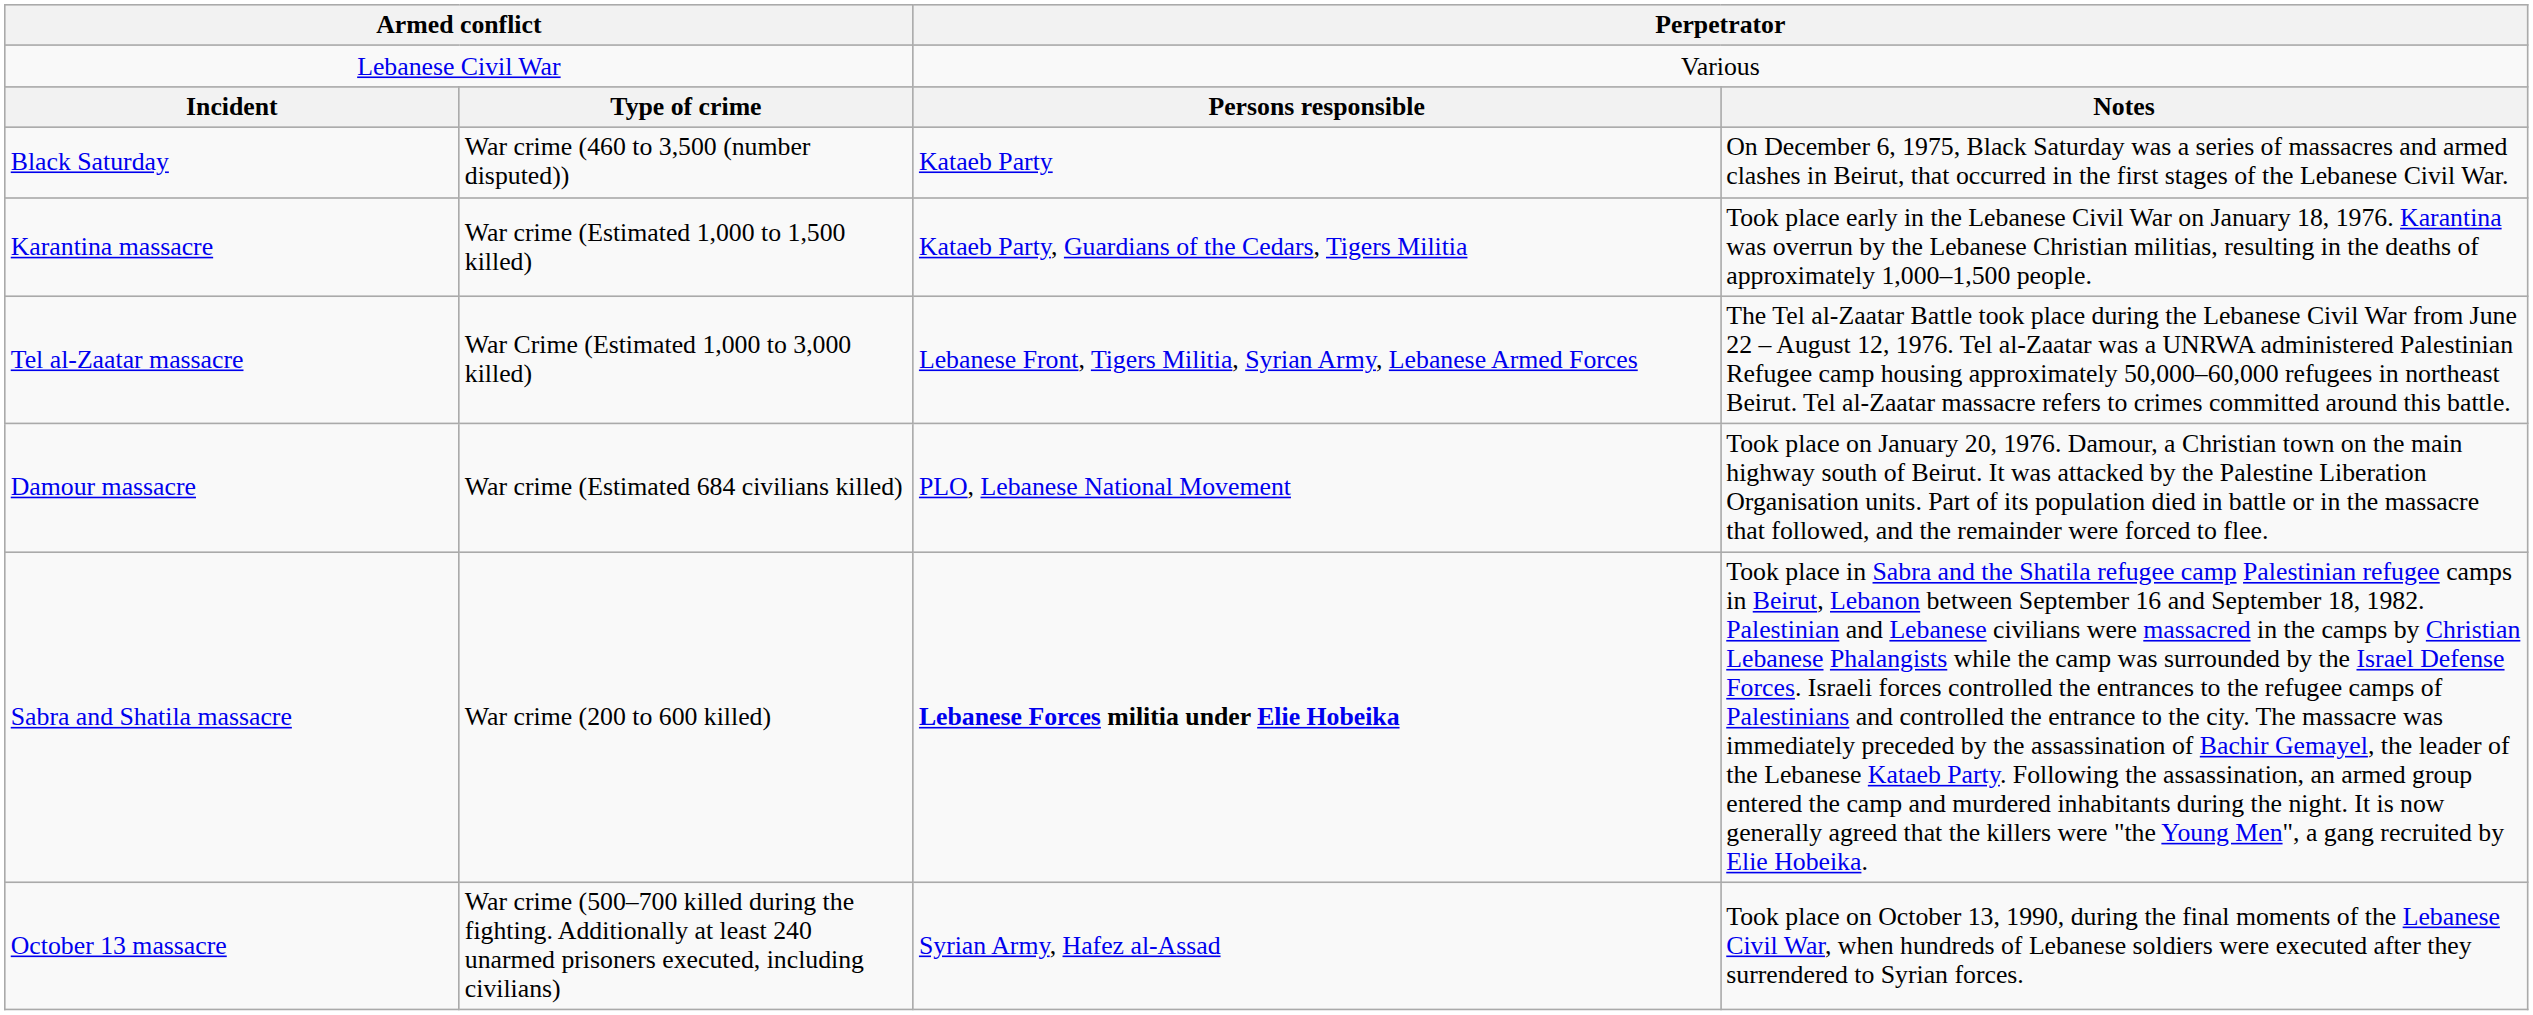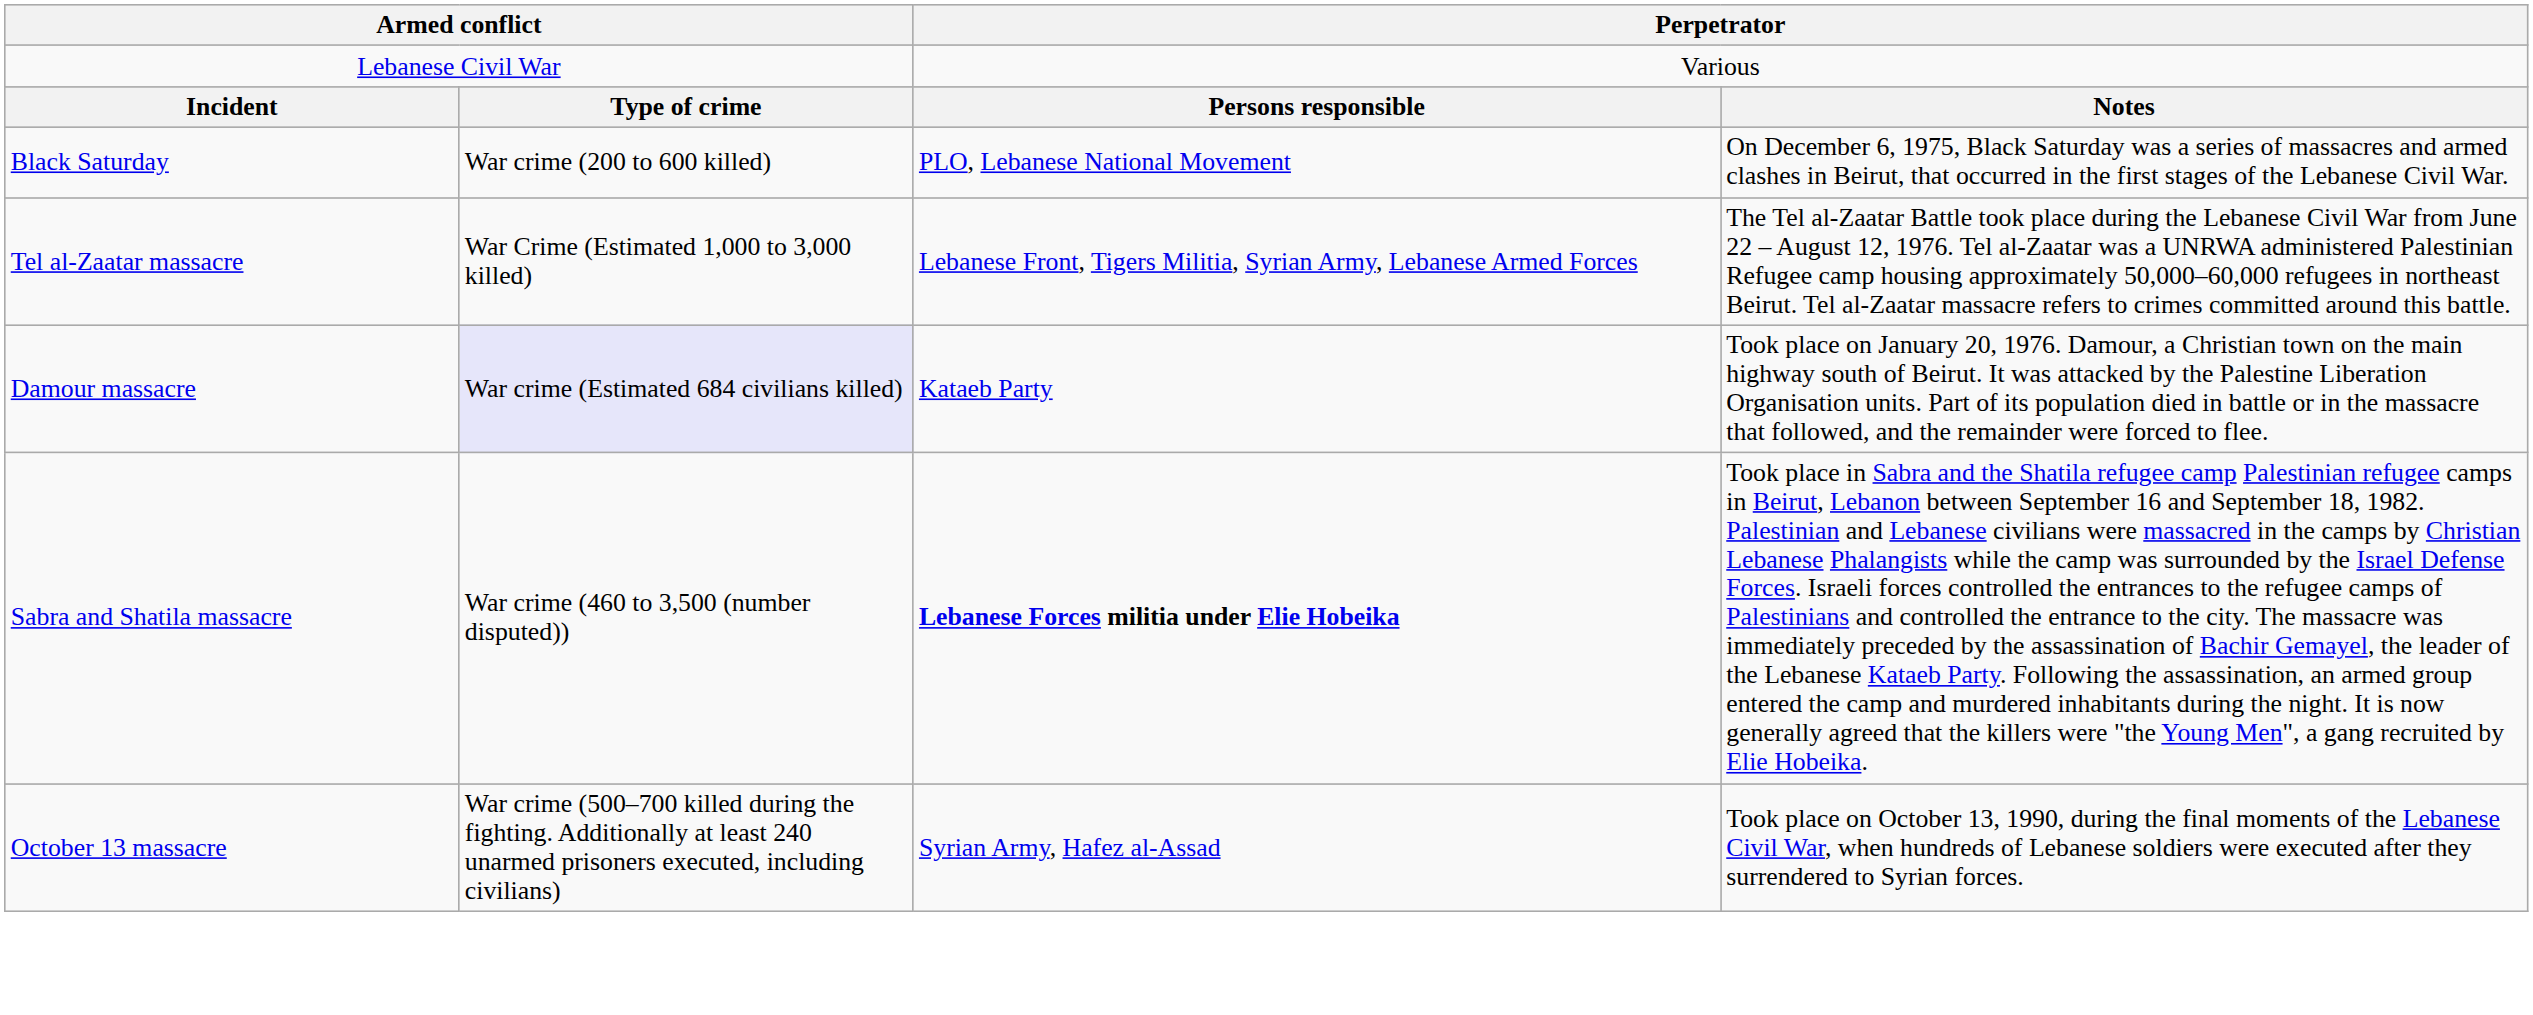(638, 161) War crime (460 to 3,500 (number disputed)) -> (618, 161) War crime (200 to 600 killed)
(986, 161) Kataeb Party -> (1105, 161) PLO, Lebanese National Movement
- row: (112, 246)
(684, 487) no background -> (684, 388) lavender background
(1105, 487) PLO, Lebanese National Movement -> (986, 388) Kataeb Party
(618, 716) War crime (200 to 600 killed) -> (638, 617) War crime (460 to 3,500 (number disputed))
